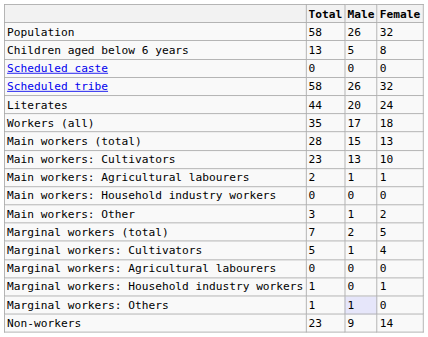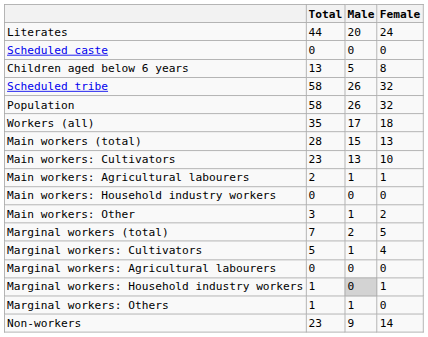rows swapped: (41, 32) <-> (37, 105)
rows swapped: (98, 50) <-> (58, 68)
(351, 287) no background -> (351, 287) lightgrey background
(351, 305) lavender background -> (351, 305) no background
